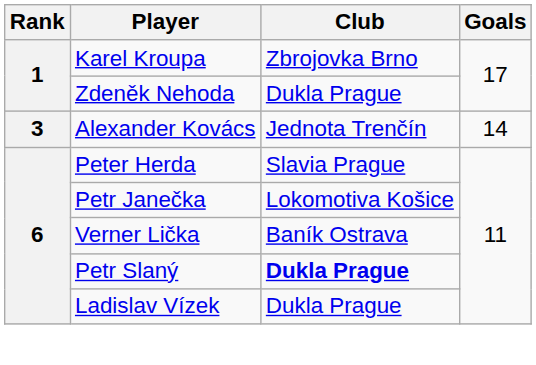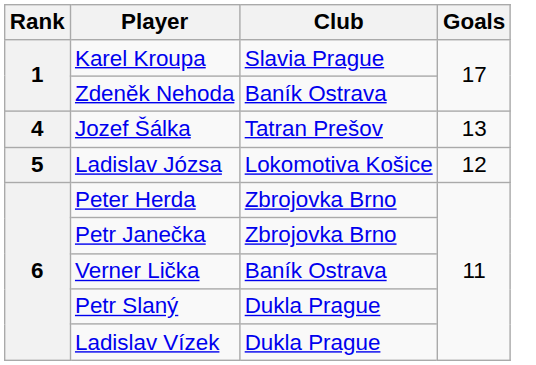(342, 57) Zbrojovka Brno -> (314, 57) Slavia Prague
(334, 93) Dukla Prague -> (316, 93) Baník Ostrava
- row: (165, 128)
+ row: (133, 128)
+ row: (148, 164)
(336, 164) Slavia Prague -> (321, 199) Zbrojovka Brno
(360, 199) Lokomotiva Košice -> (321, 235) Zbrojovka Brno
(337, 270) bold -> (313, 306) normal
